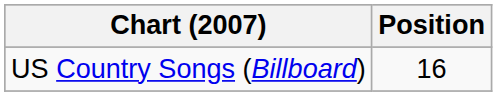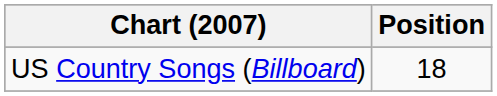(432, 68) 16 -> (432, 68) 18
